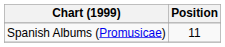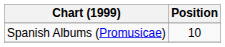(195, 32) 11 -> (195, 32) 10
